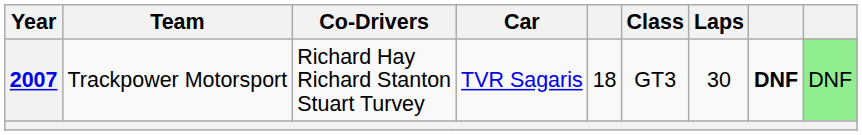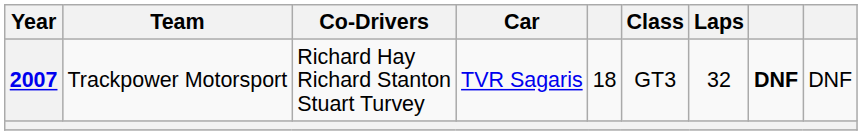(719, 80) 30 -> (719, 80) 32
(830, 80) lightgreen background -> (830, 80) no background
